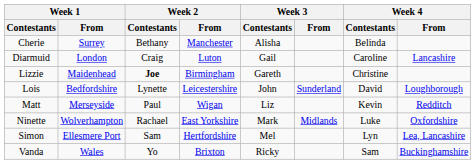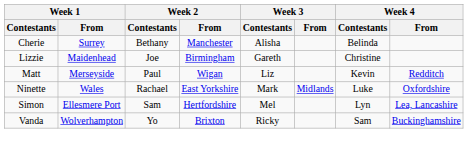- row: (31, 58)
(152, 74) bold -> (152, 58) normal
- row: (31, 89)
(92, 120) Wolverhampton -> (92, 89) Wales
(92, 151) Wales -> (92, 120) Wolverhampton
